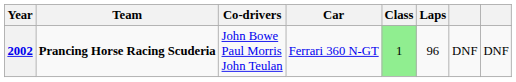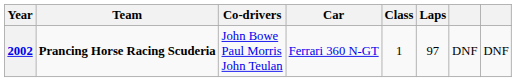(399, 51) lightgreen background -> (399, 51) no background
(433, 51) 96 -> (433, 51) 97
